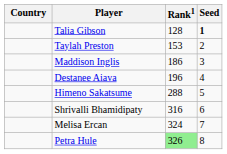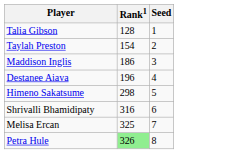- column: (28, 13)
(202, 30) bold -> (154, 30) normal
(175, 46) 153 -> (127, 46) 154
(175, 93) 288 -> (127, 93) 298
(175, 125) 324 -> (127, 125) 325
